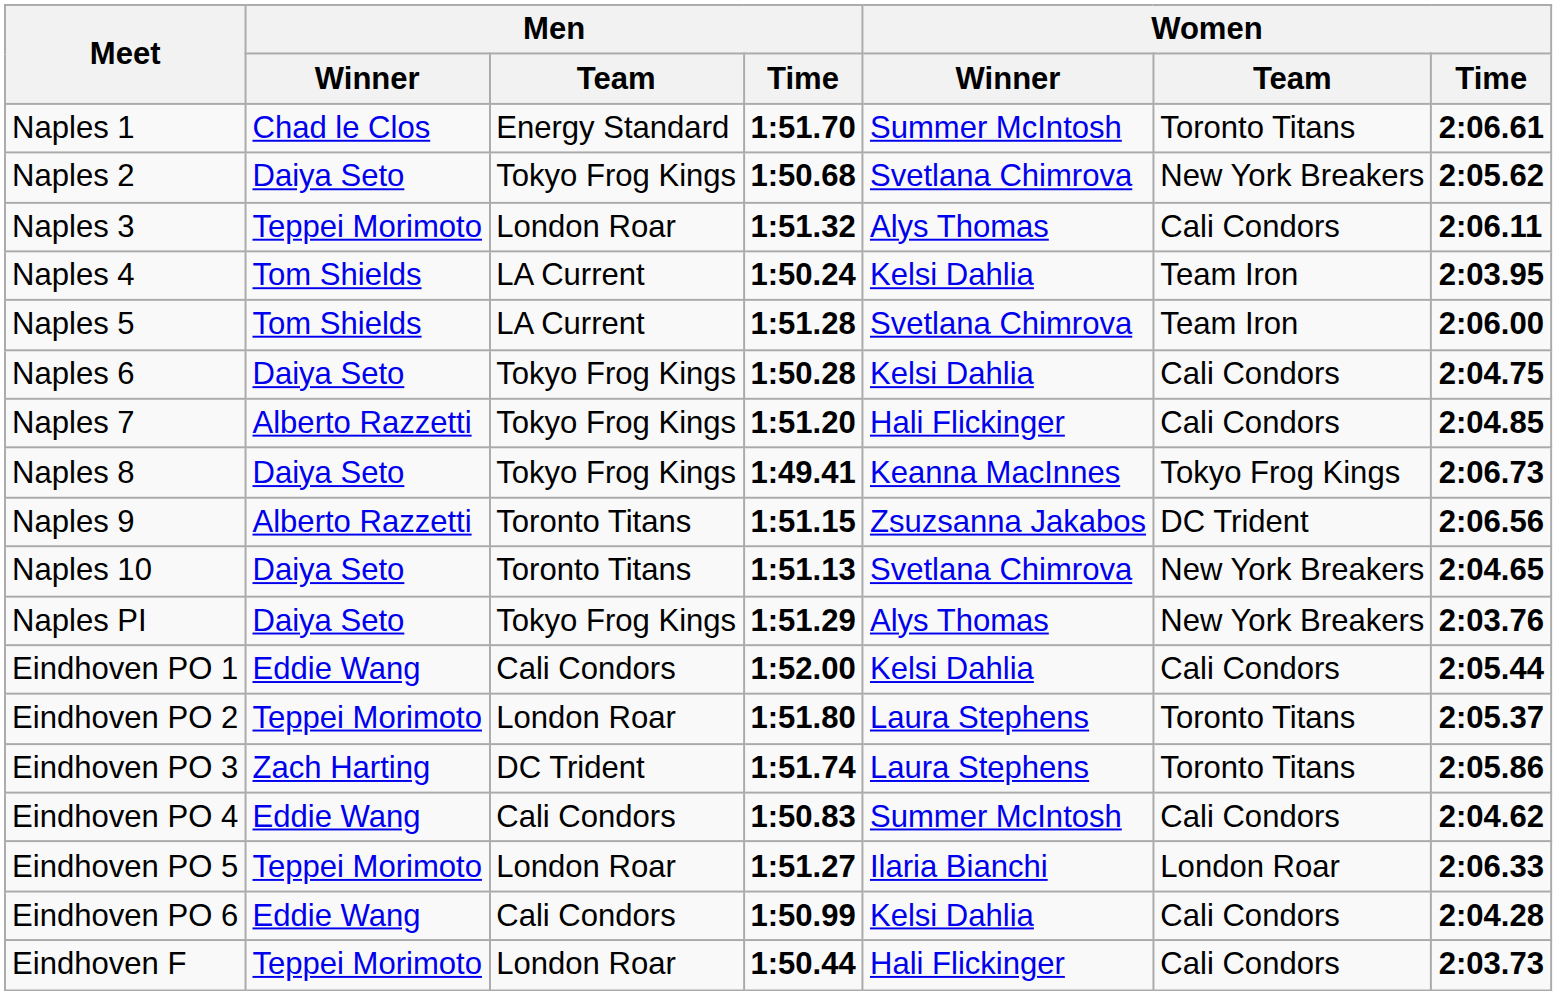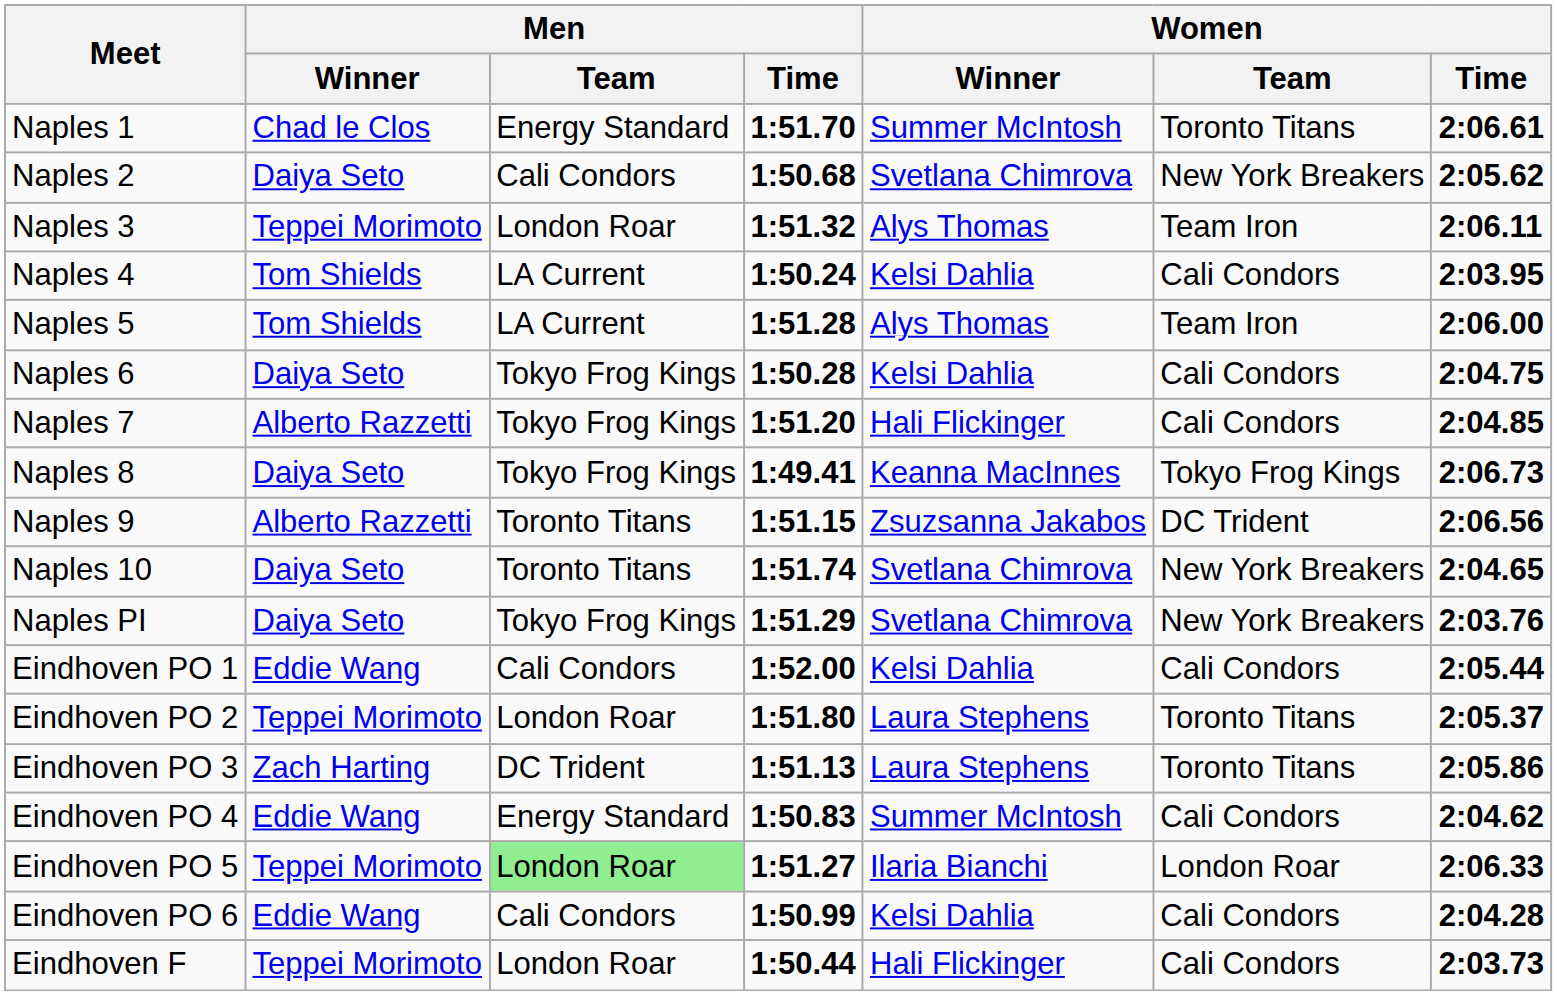(616, 176) Tokyo Frog Kings -> (586, 176) Cali Condors
(1250, 226) Cali Condors -> (1229, 226) Team Iron
(1229, 275) Team Iron -> (1250, 275) Cali Condors
(1001, 324) Svetlana Chimrova -> (959, 324) Alys Thomas
(803, 570) 1:51.13 -> (803, 570) 1:51.74
(959, 619) Alys Thomas -> (1001, 619) Svetlana Chimrova
(803, 767) 1:51.74 -> (803, 767) 1:51.13
(586, 816) Cali Condors -> (613, 816) Energy Standard
(586, 865) no background -> (586, 865) lightgreen background
